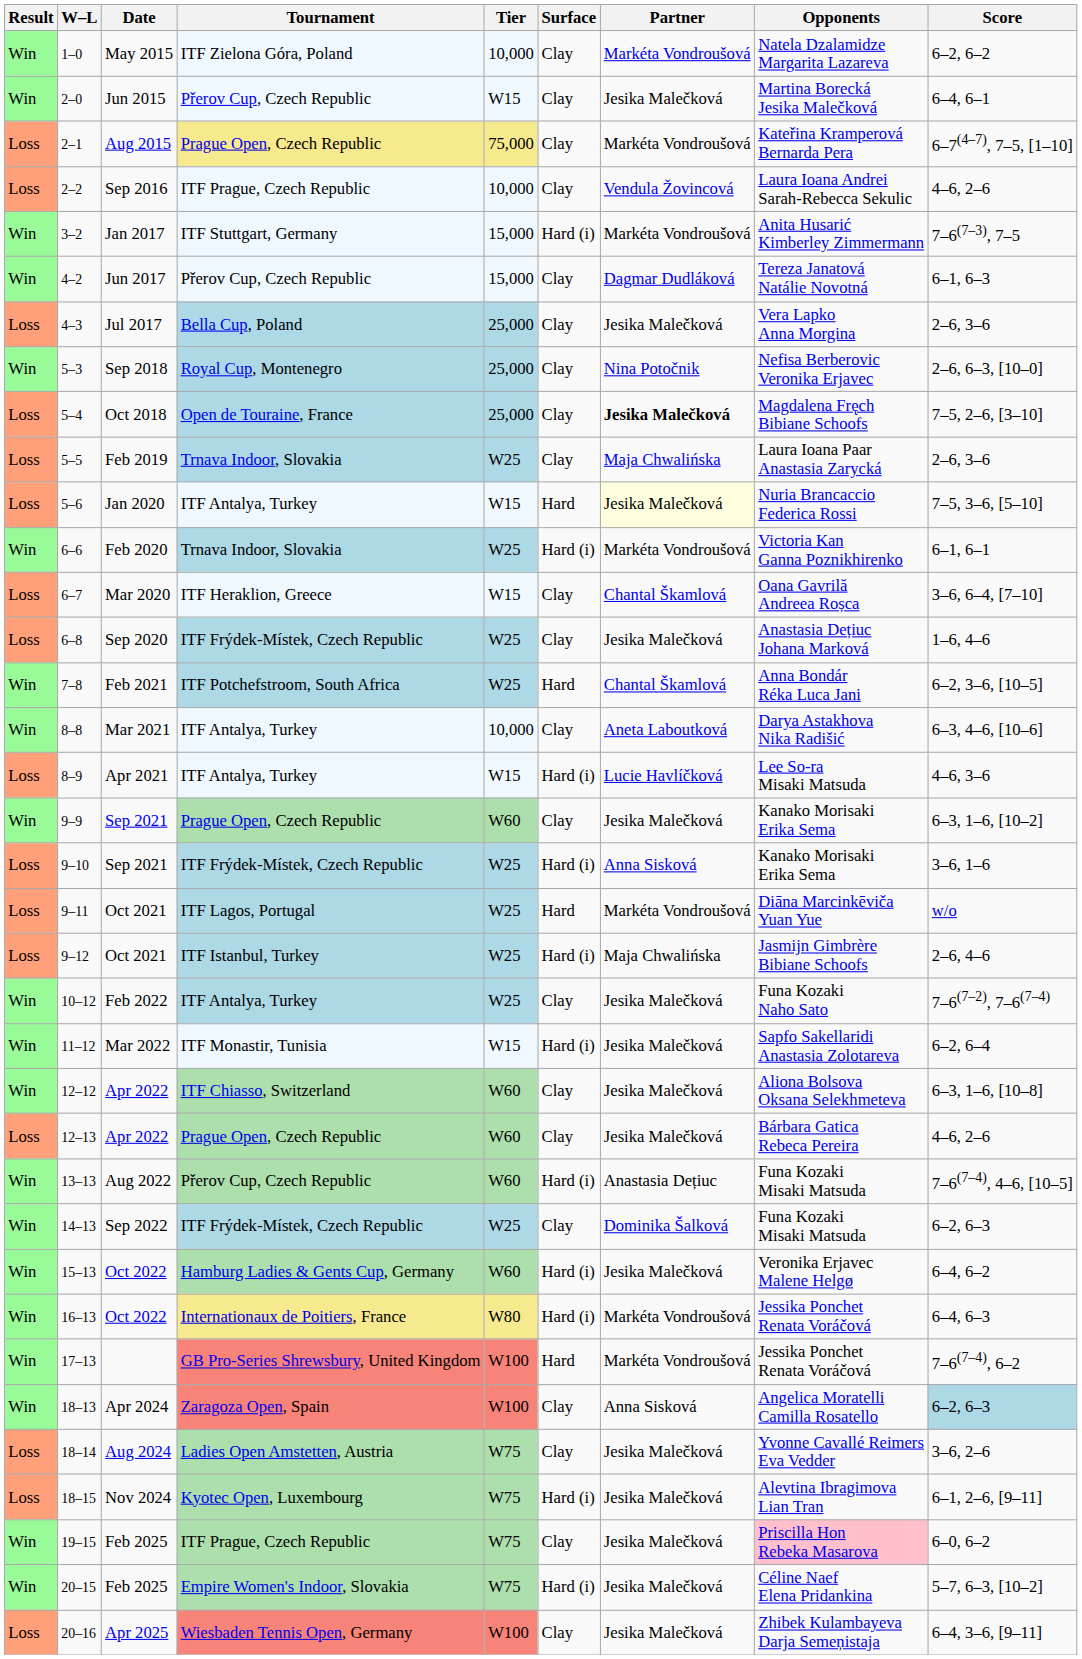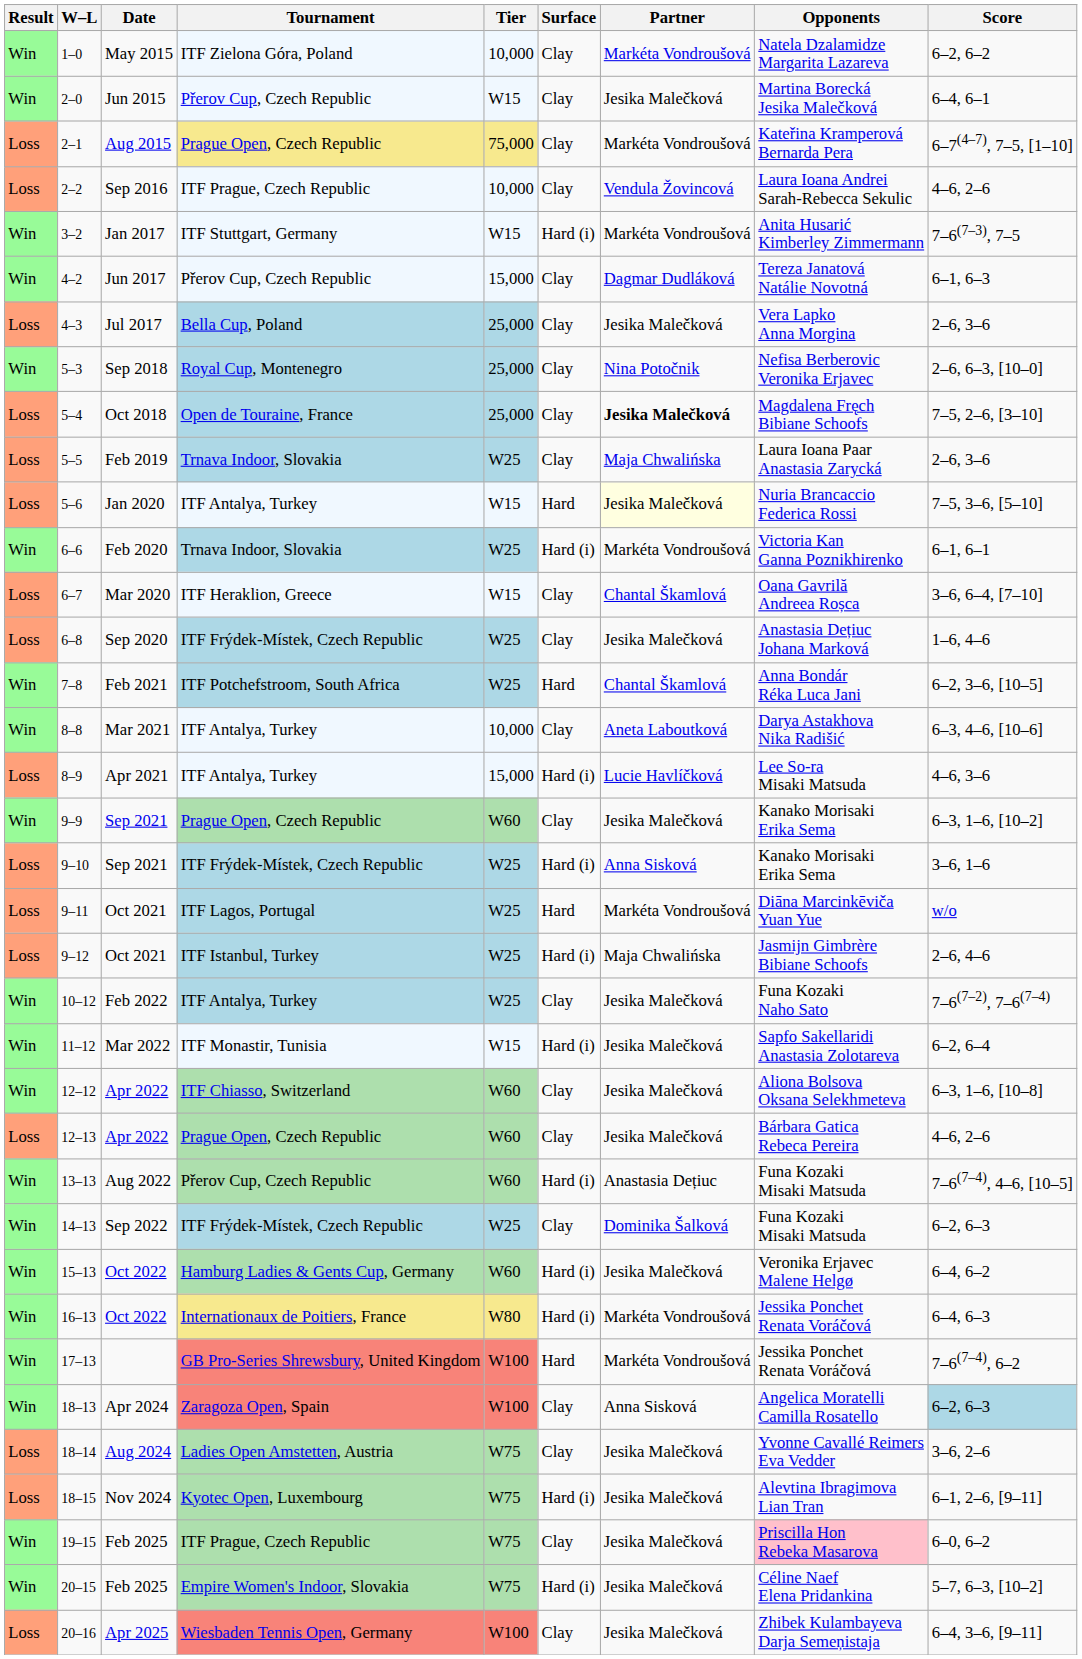(511, 233) 15,000 -> (504, 233) W15
(504, 775) W15 -> (511, 775) 15,000
